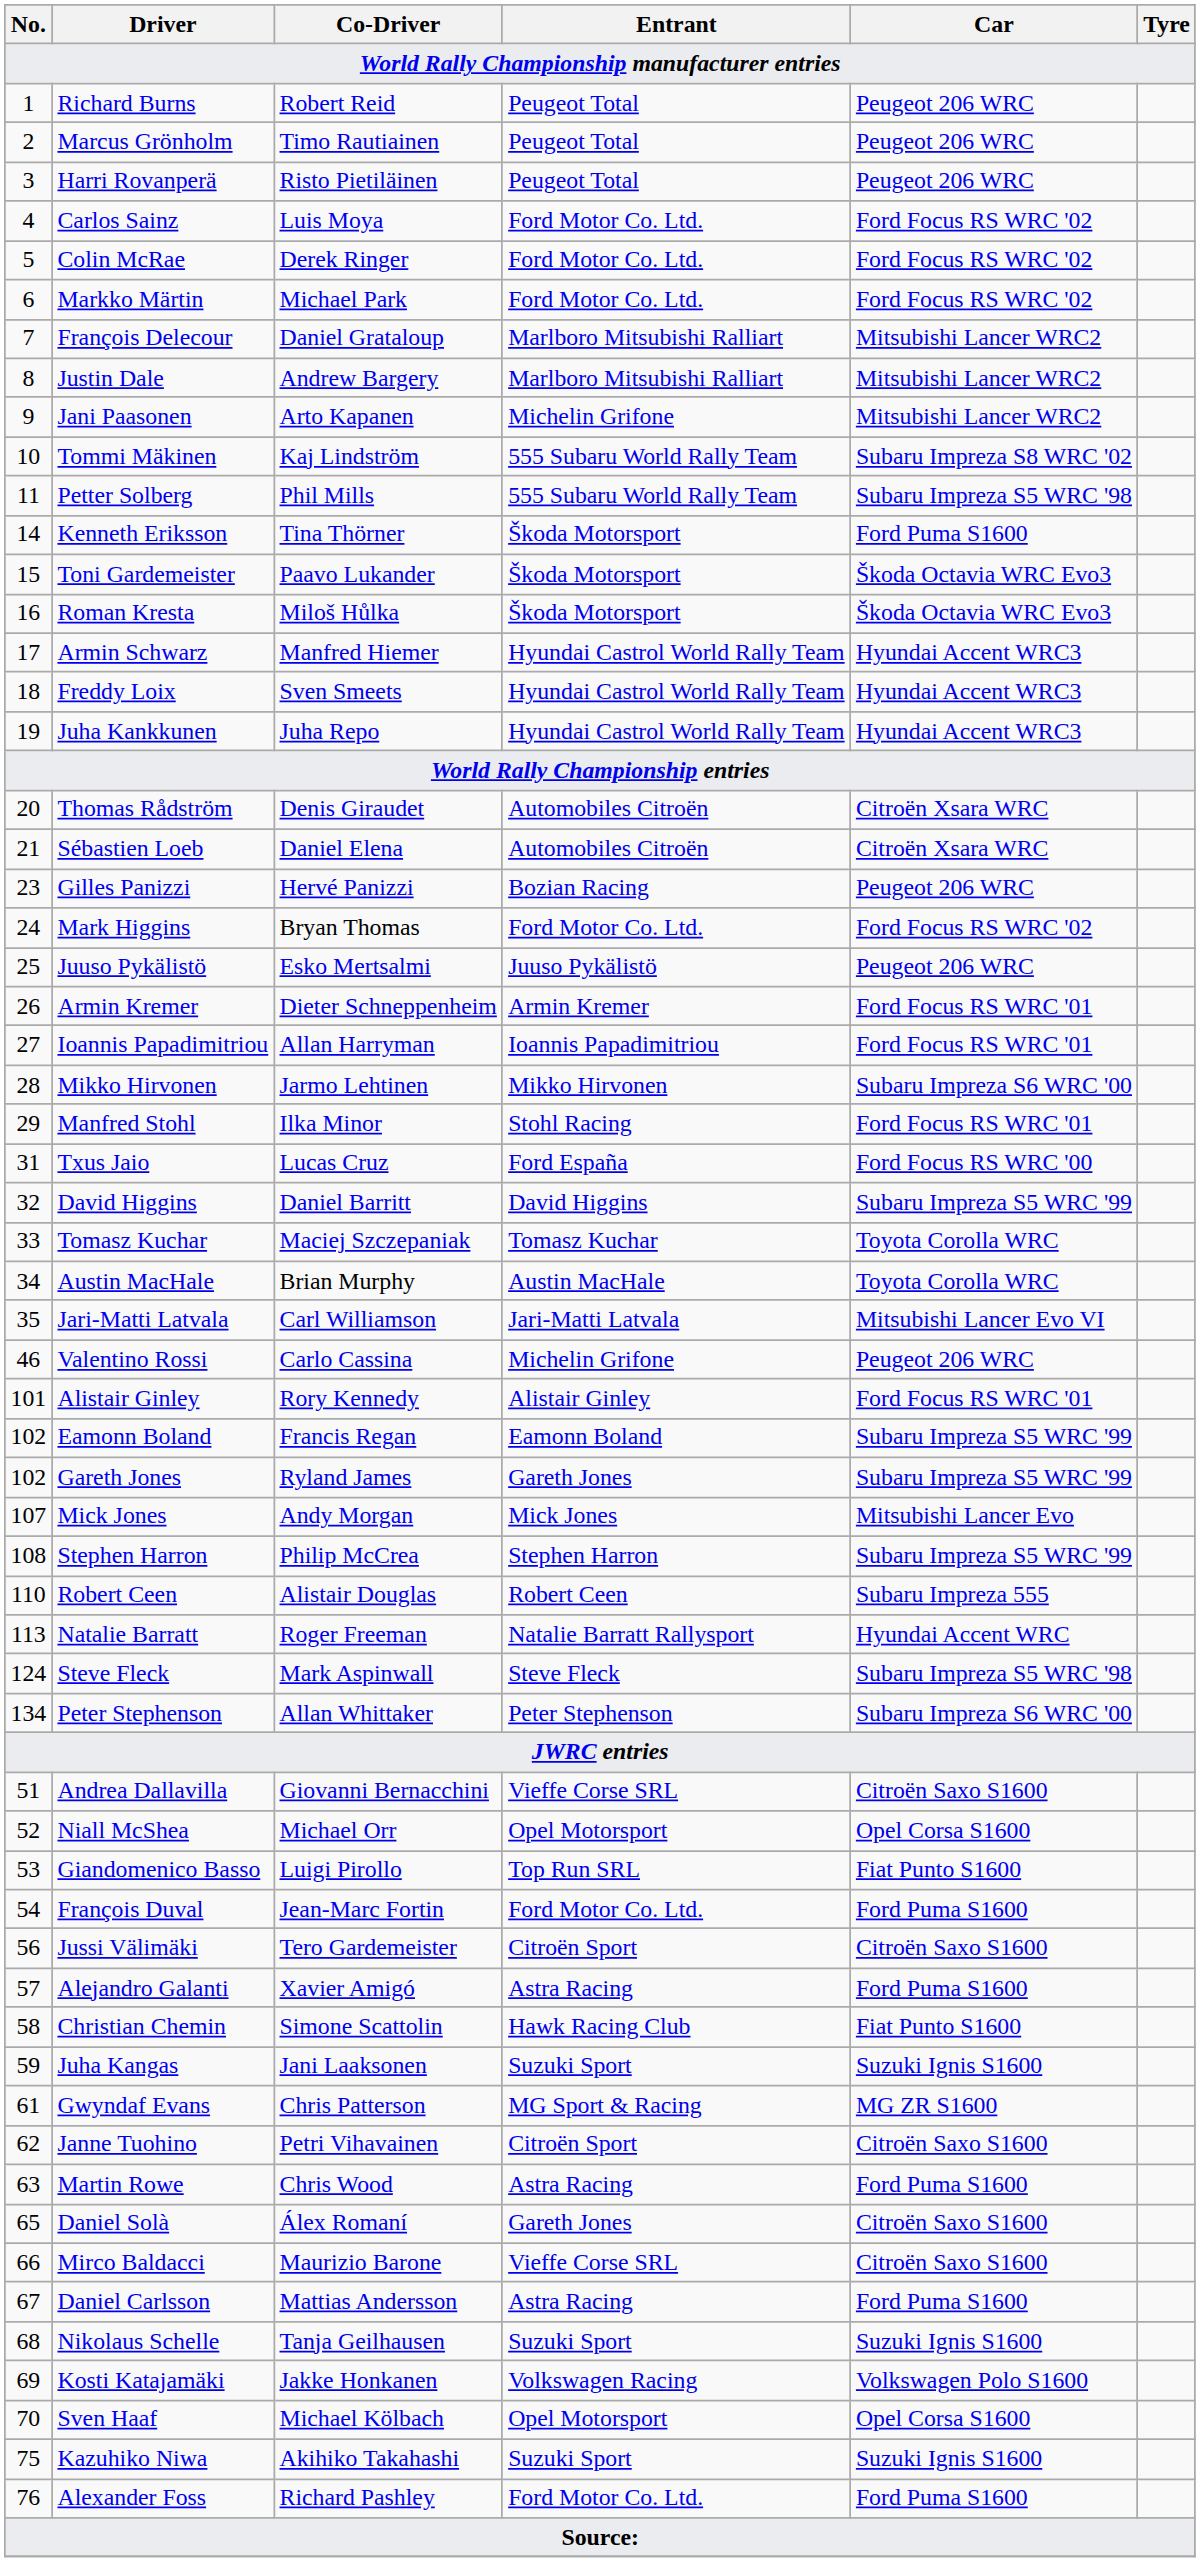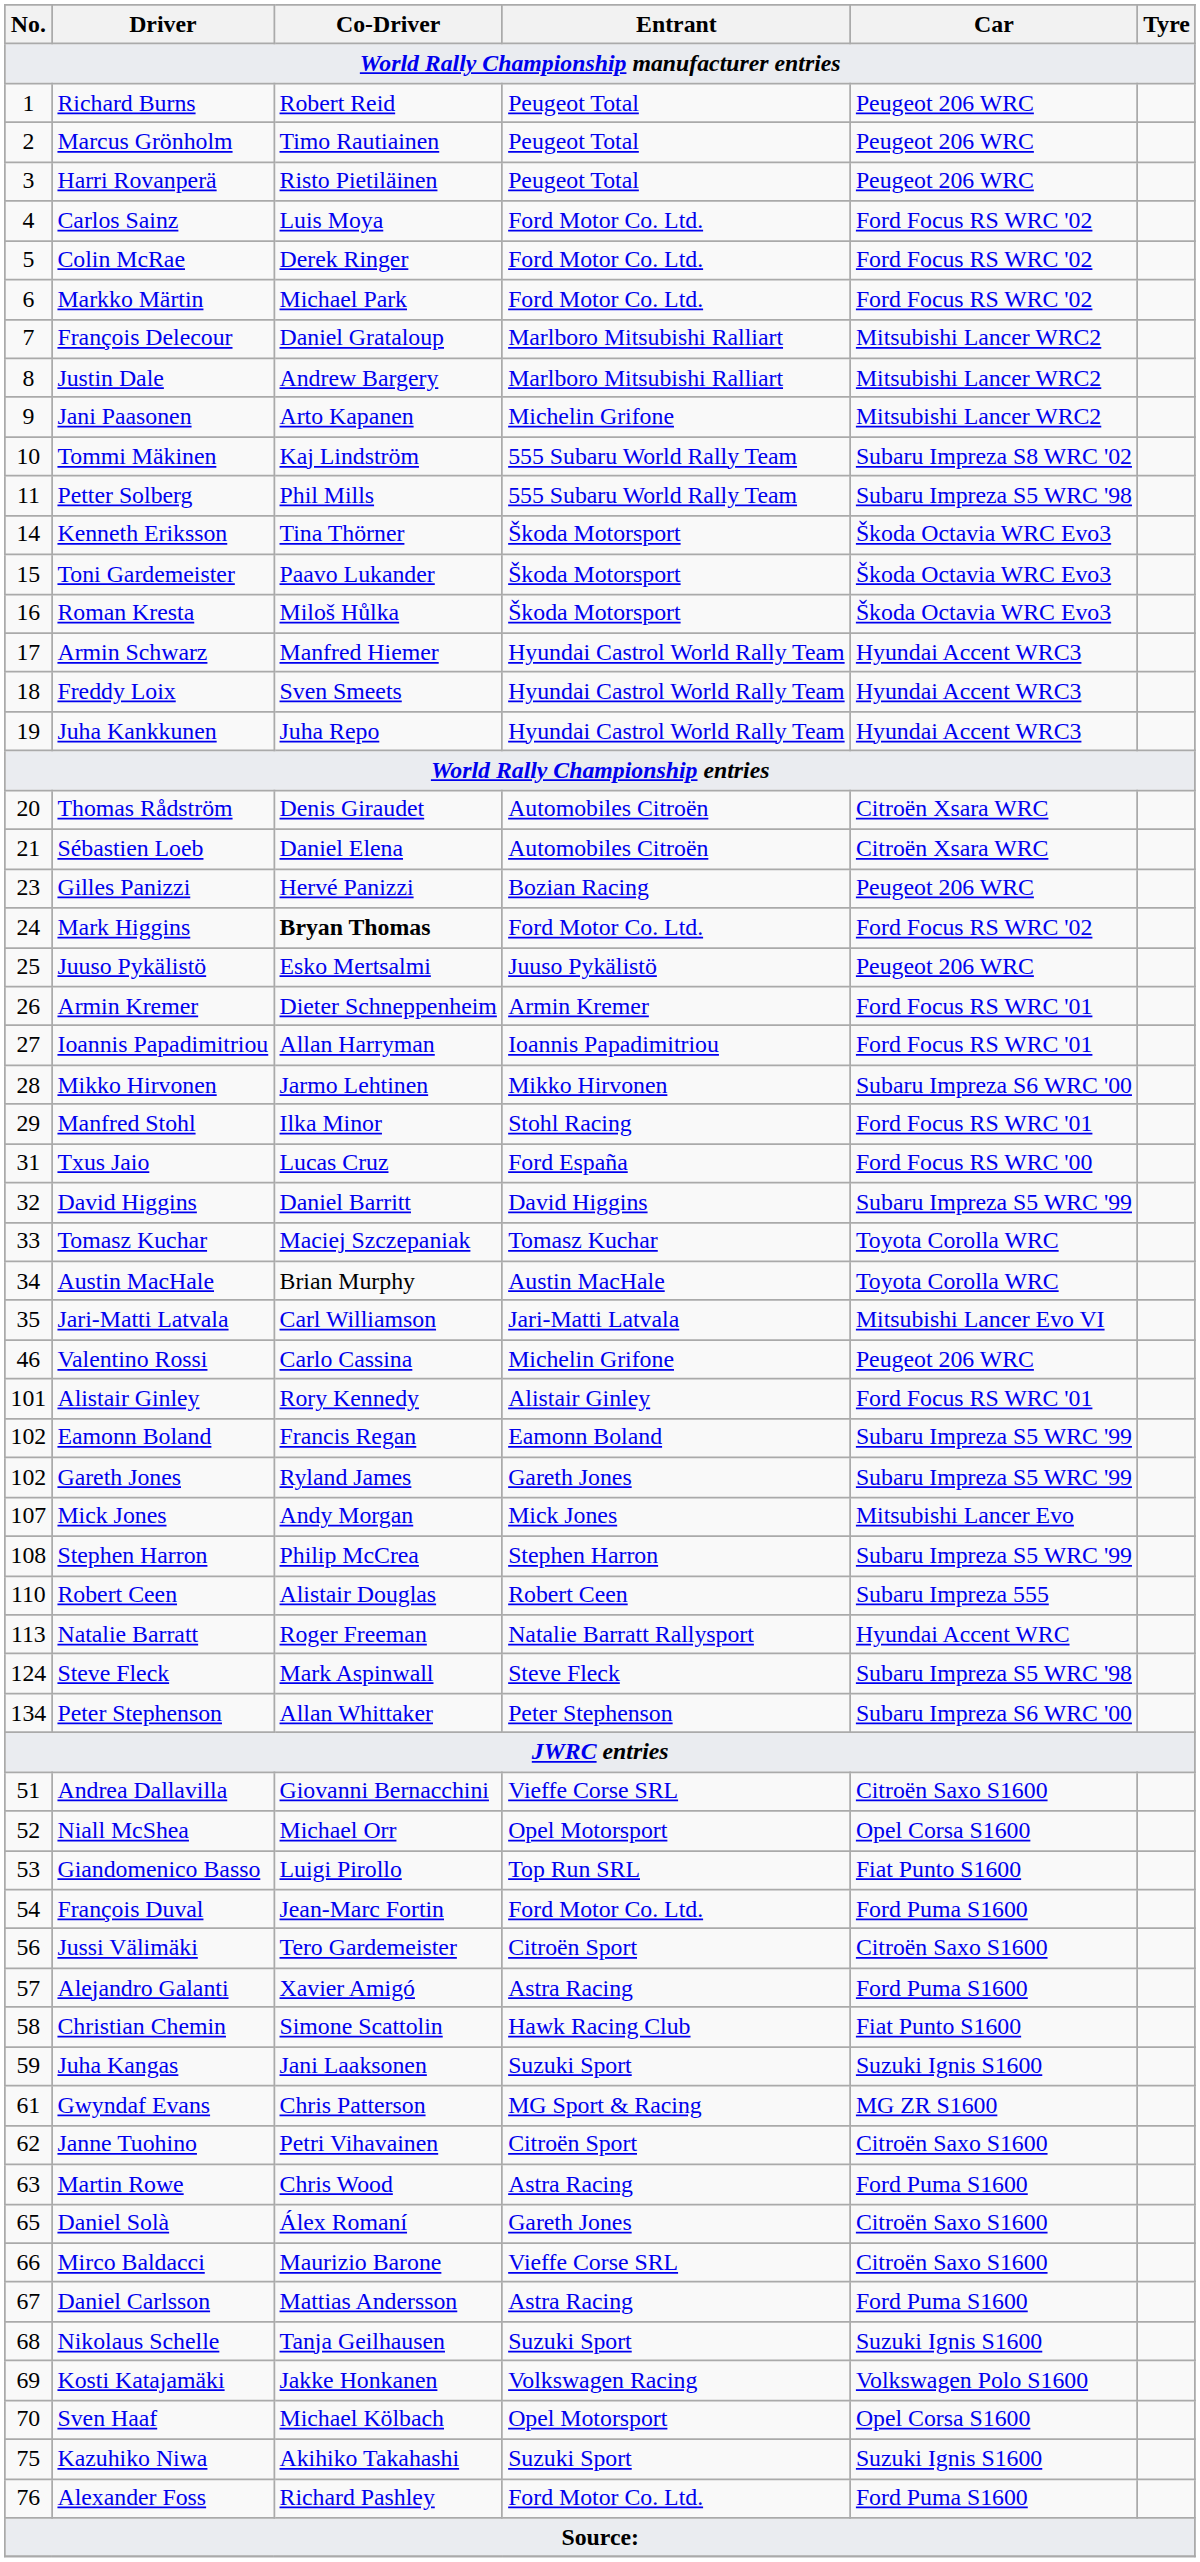(942, 534) Ford Puma S1600 -> (984, 534) Škoda Octavia WRC Evo3
(350, 926) normal -> (355, 926) bold
